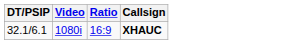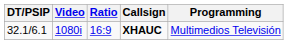+ column: (226, 13)
